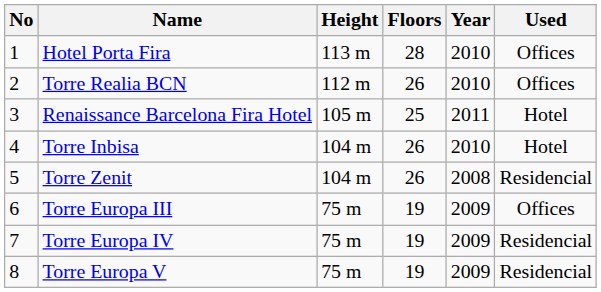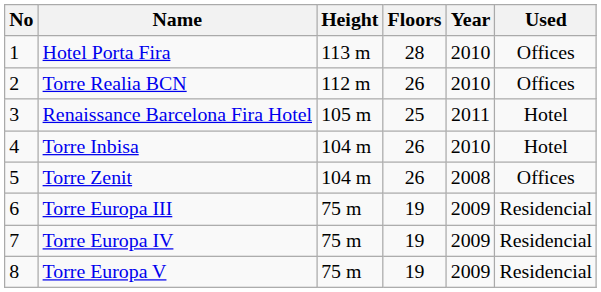(546, 177) Residencial -> (546, 177) Offices
(546, 209) Offices -> (546, 209) Residencial
